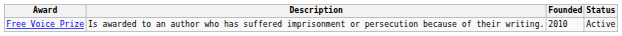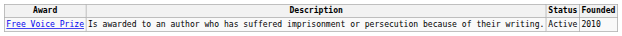columns swapped: (565, 11) <-> (601, 11)
